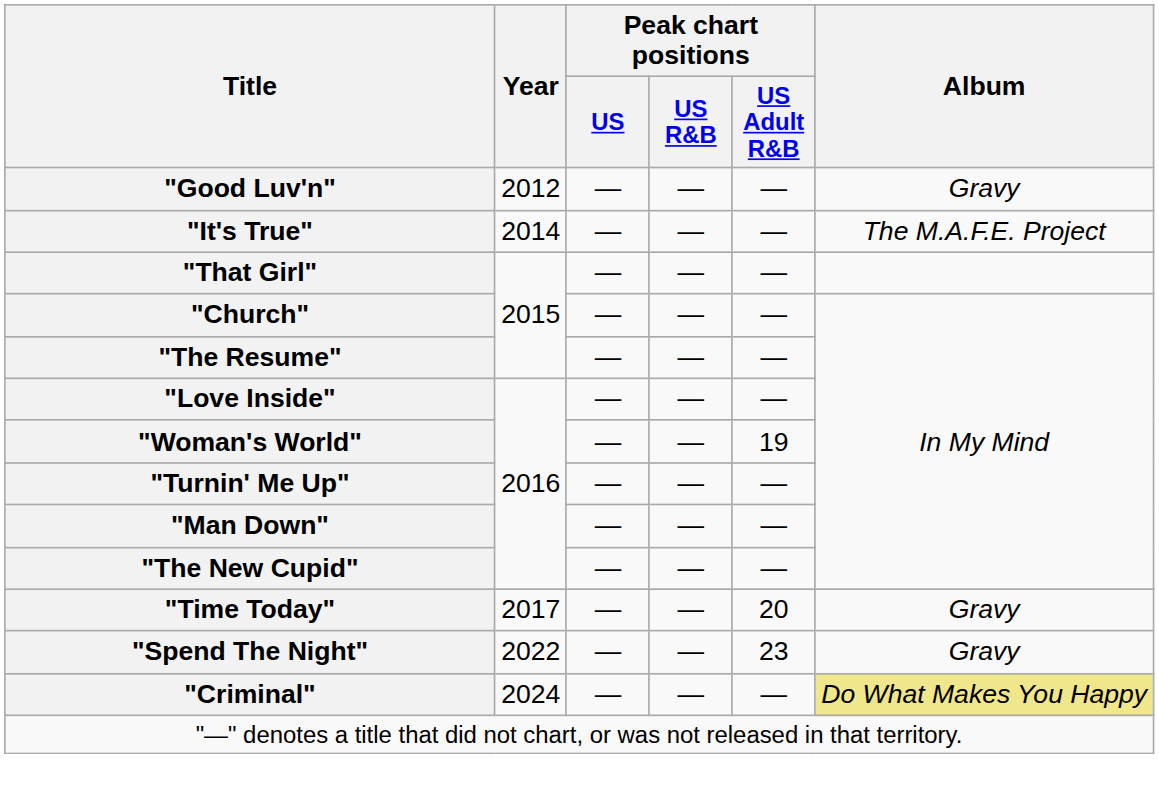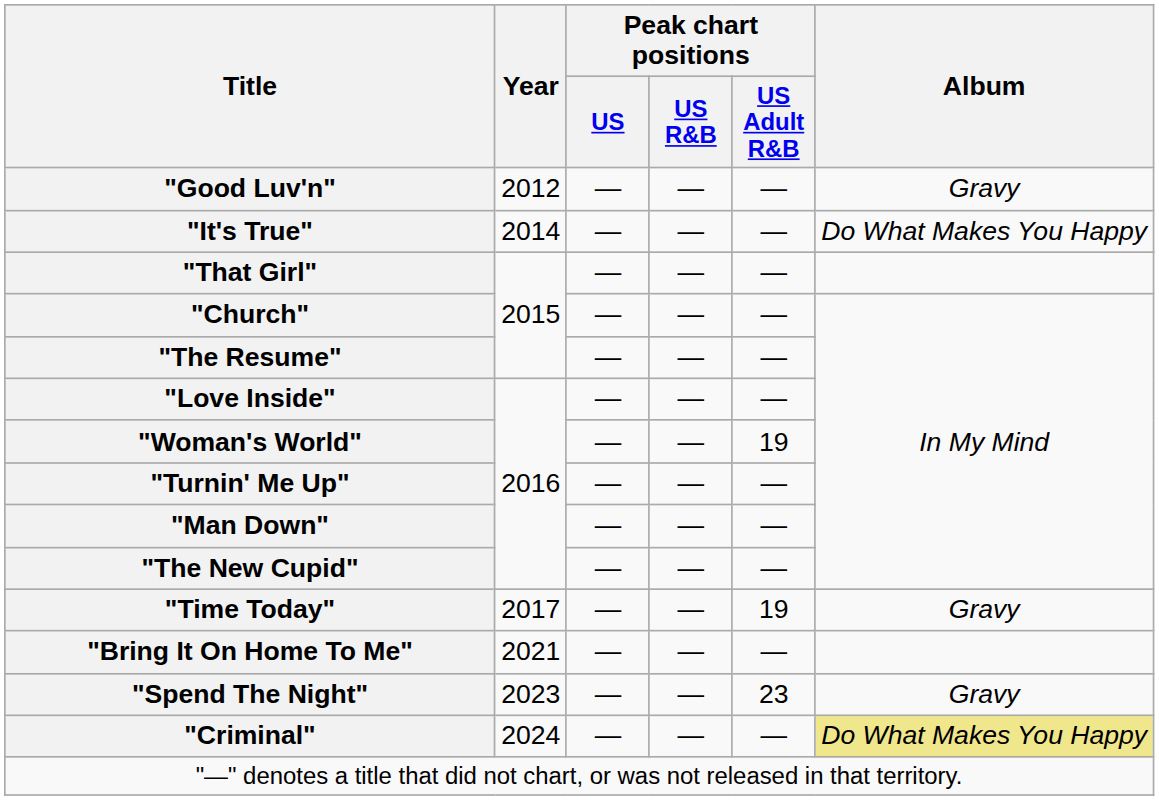(984, 230) The M.A.F.E. Project -> (984, 230) Do What Makes You Happy
(774, 609) 20 -> (774, 609) 19
+ row: (250, 651)
(531, 651) 2022 -> (531, 693) 2023
